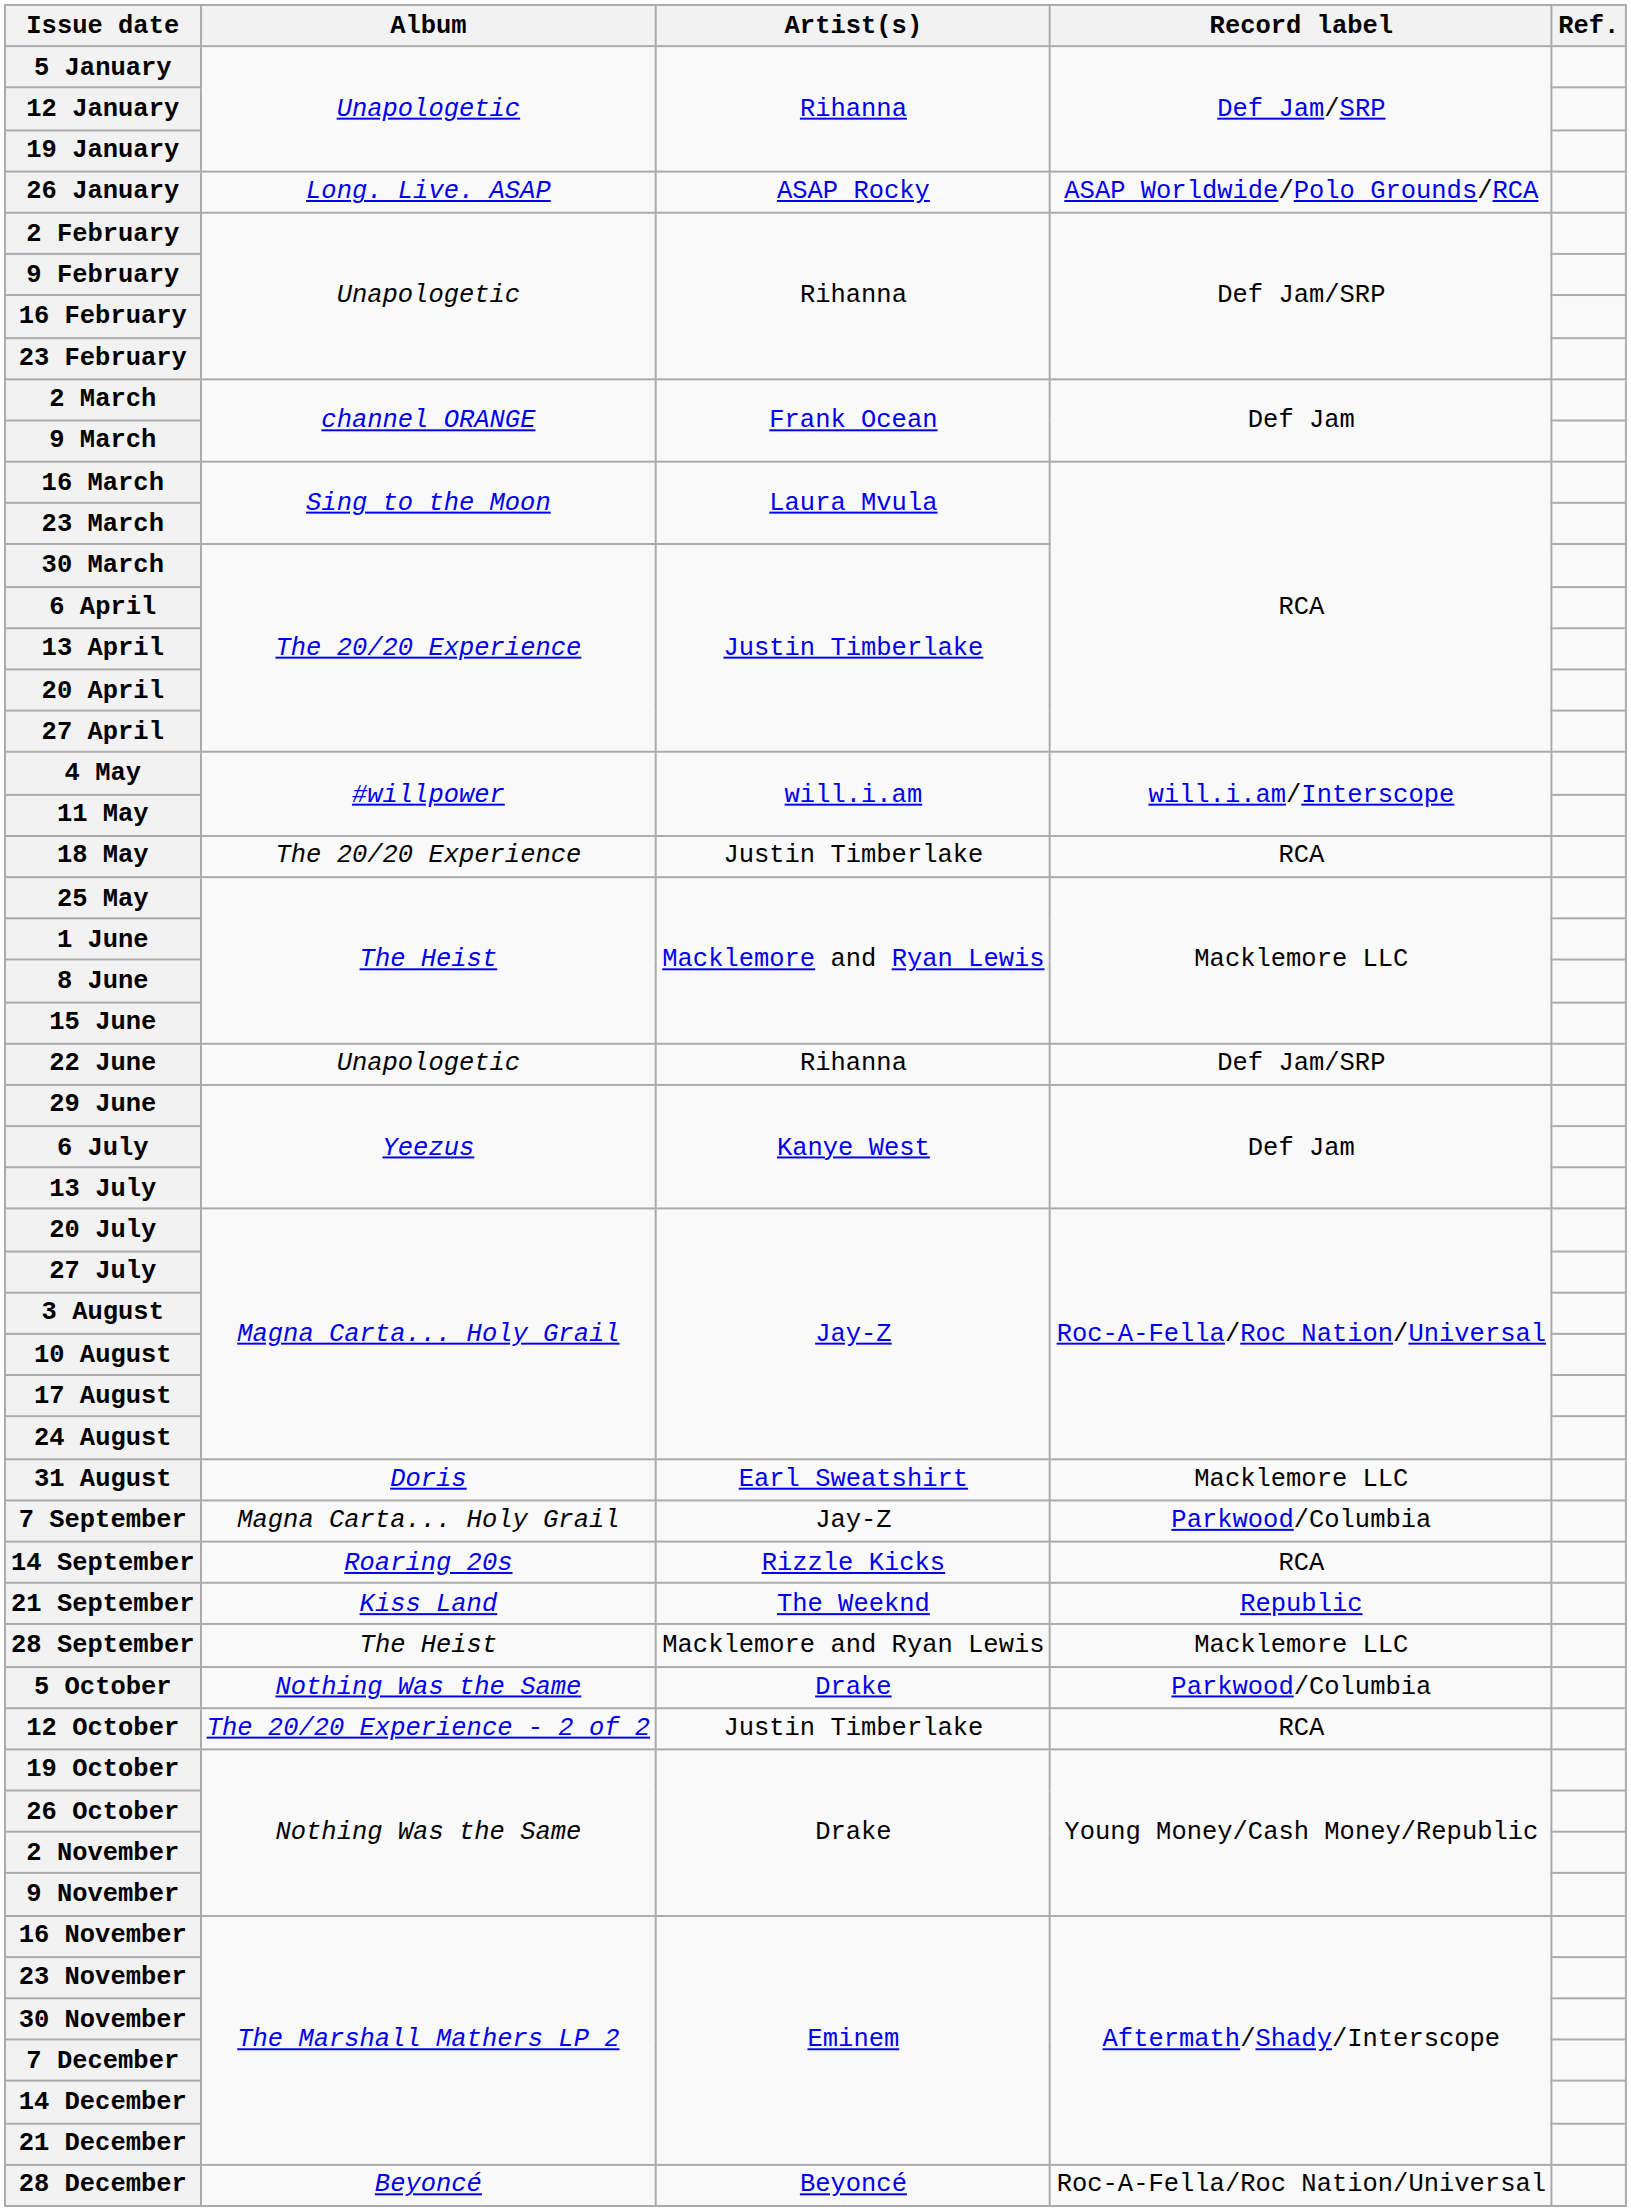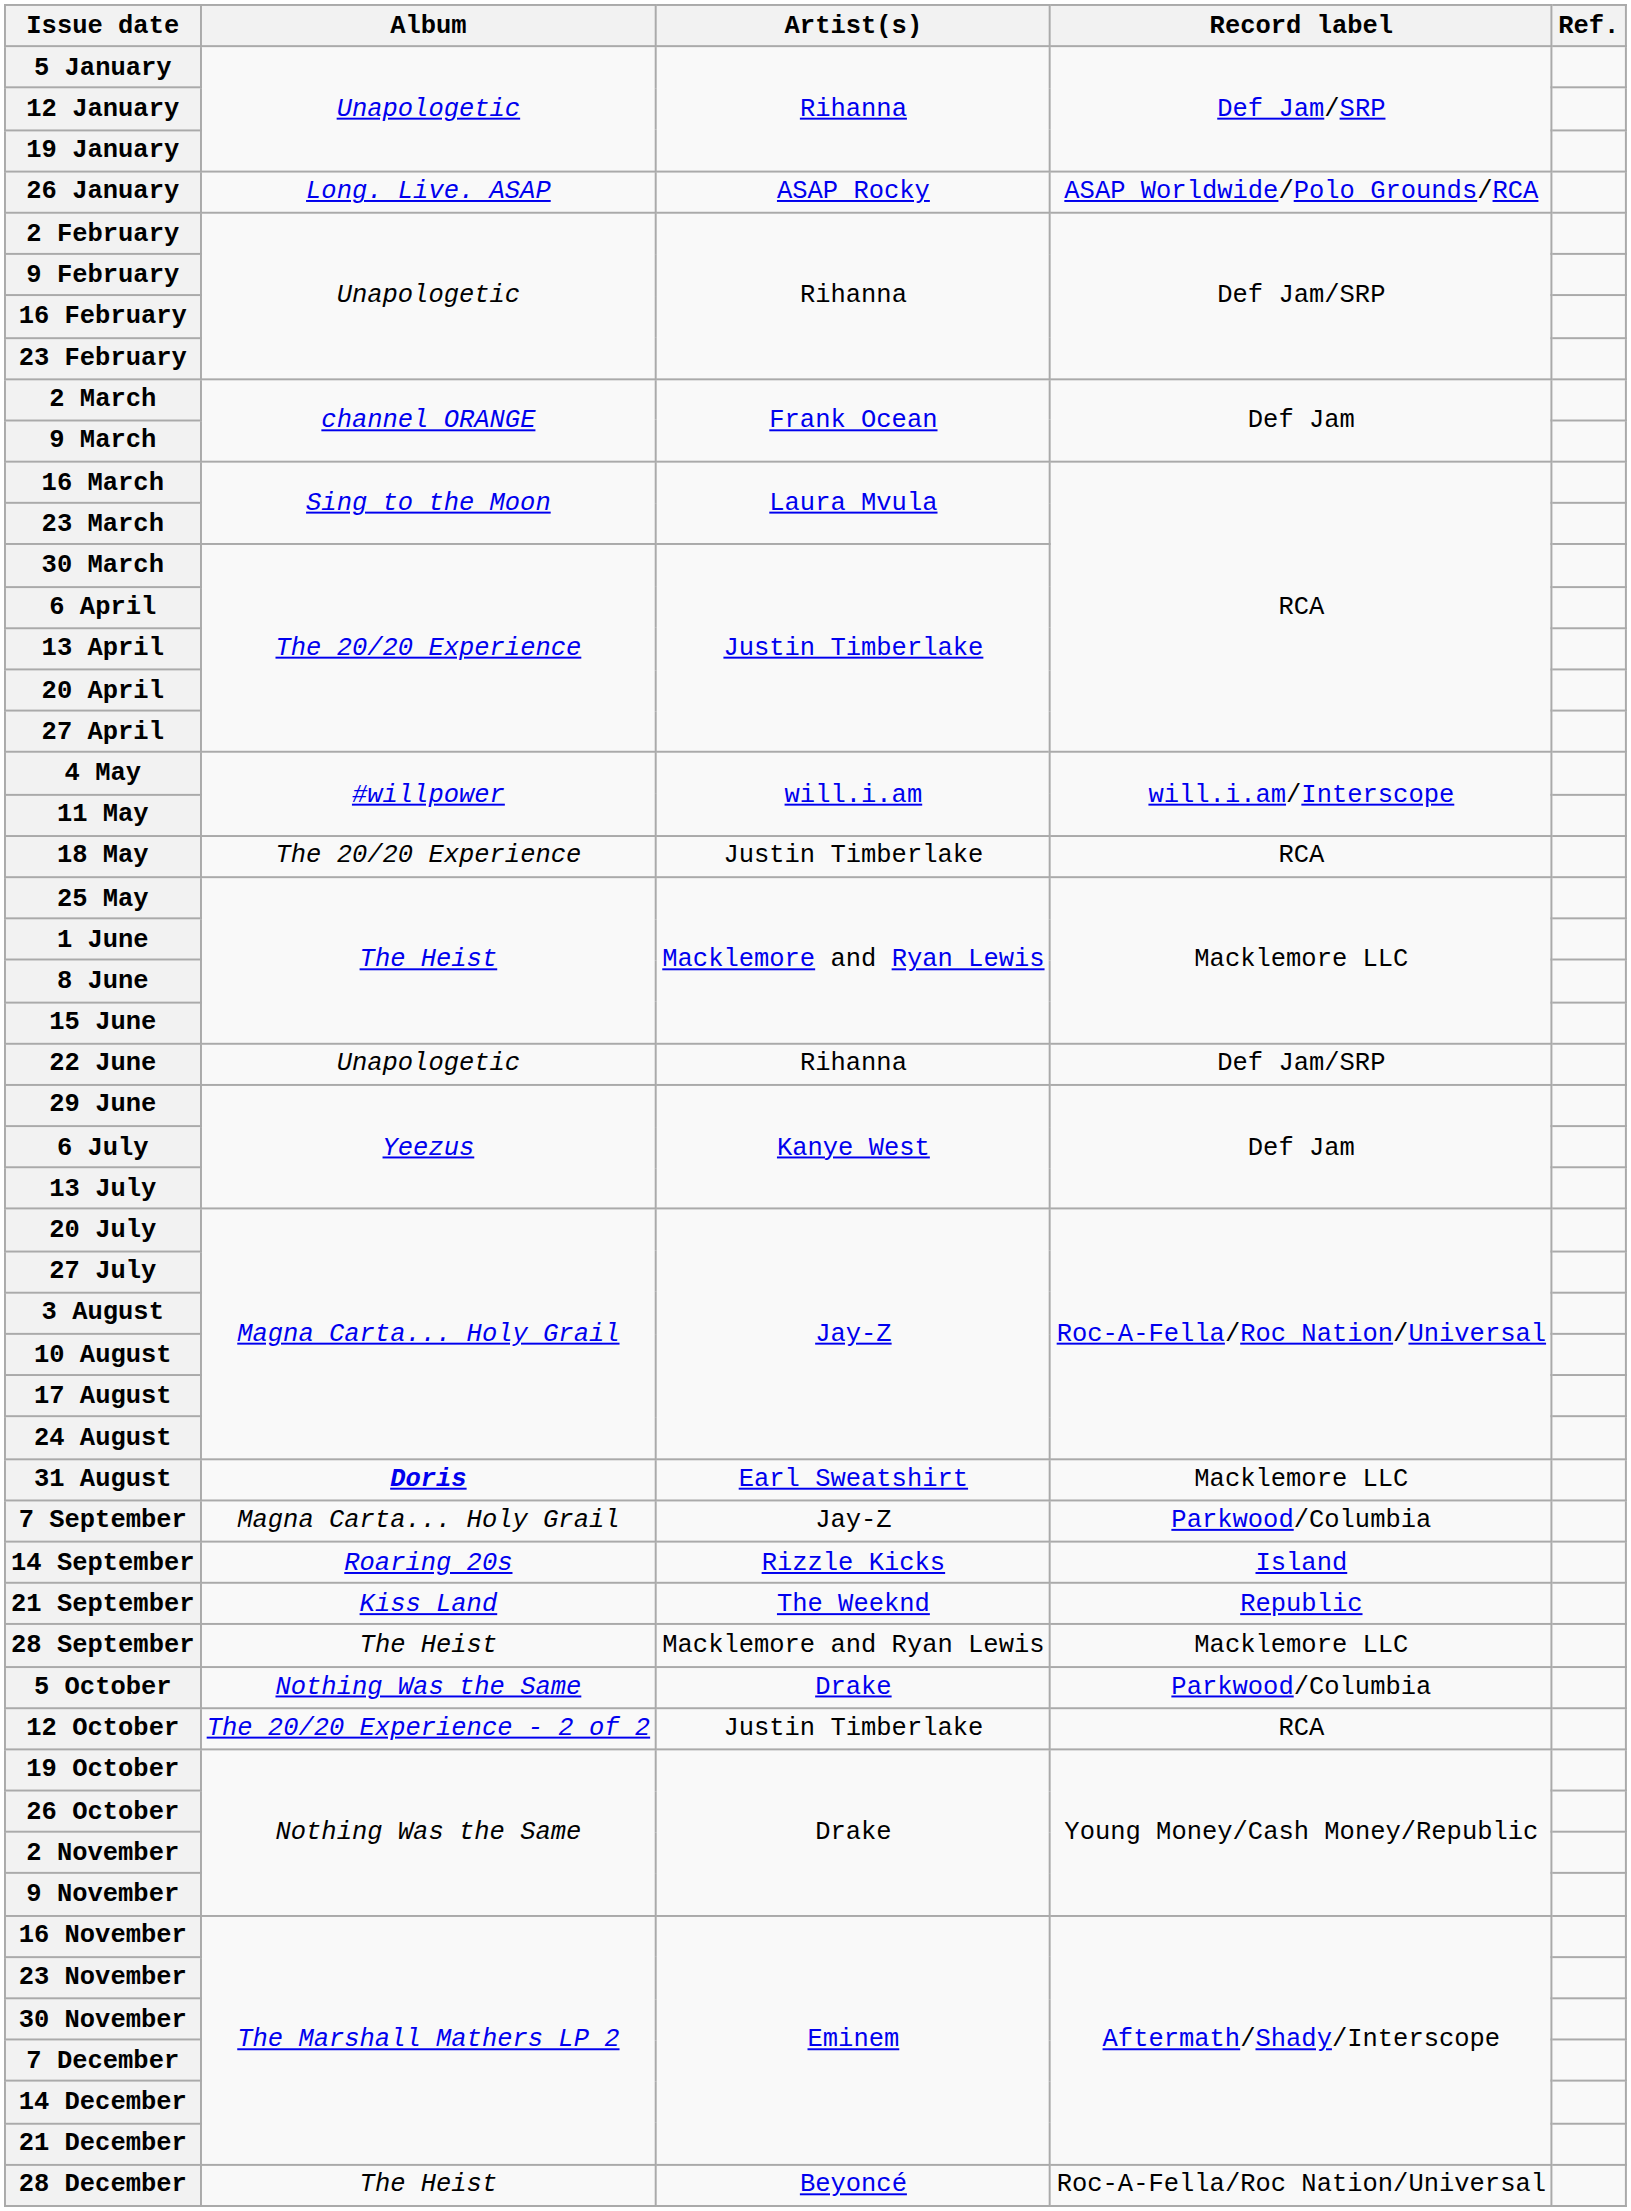(428, 1479) normal -> (428, 1479) bold
(1301, 1562) RCA -> (1301, 1562) Island
(428, 2185) Beyoncé -> (428, 2185) The Heist
